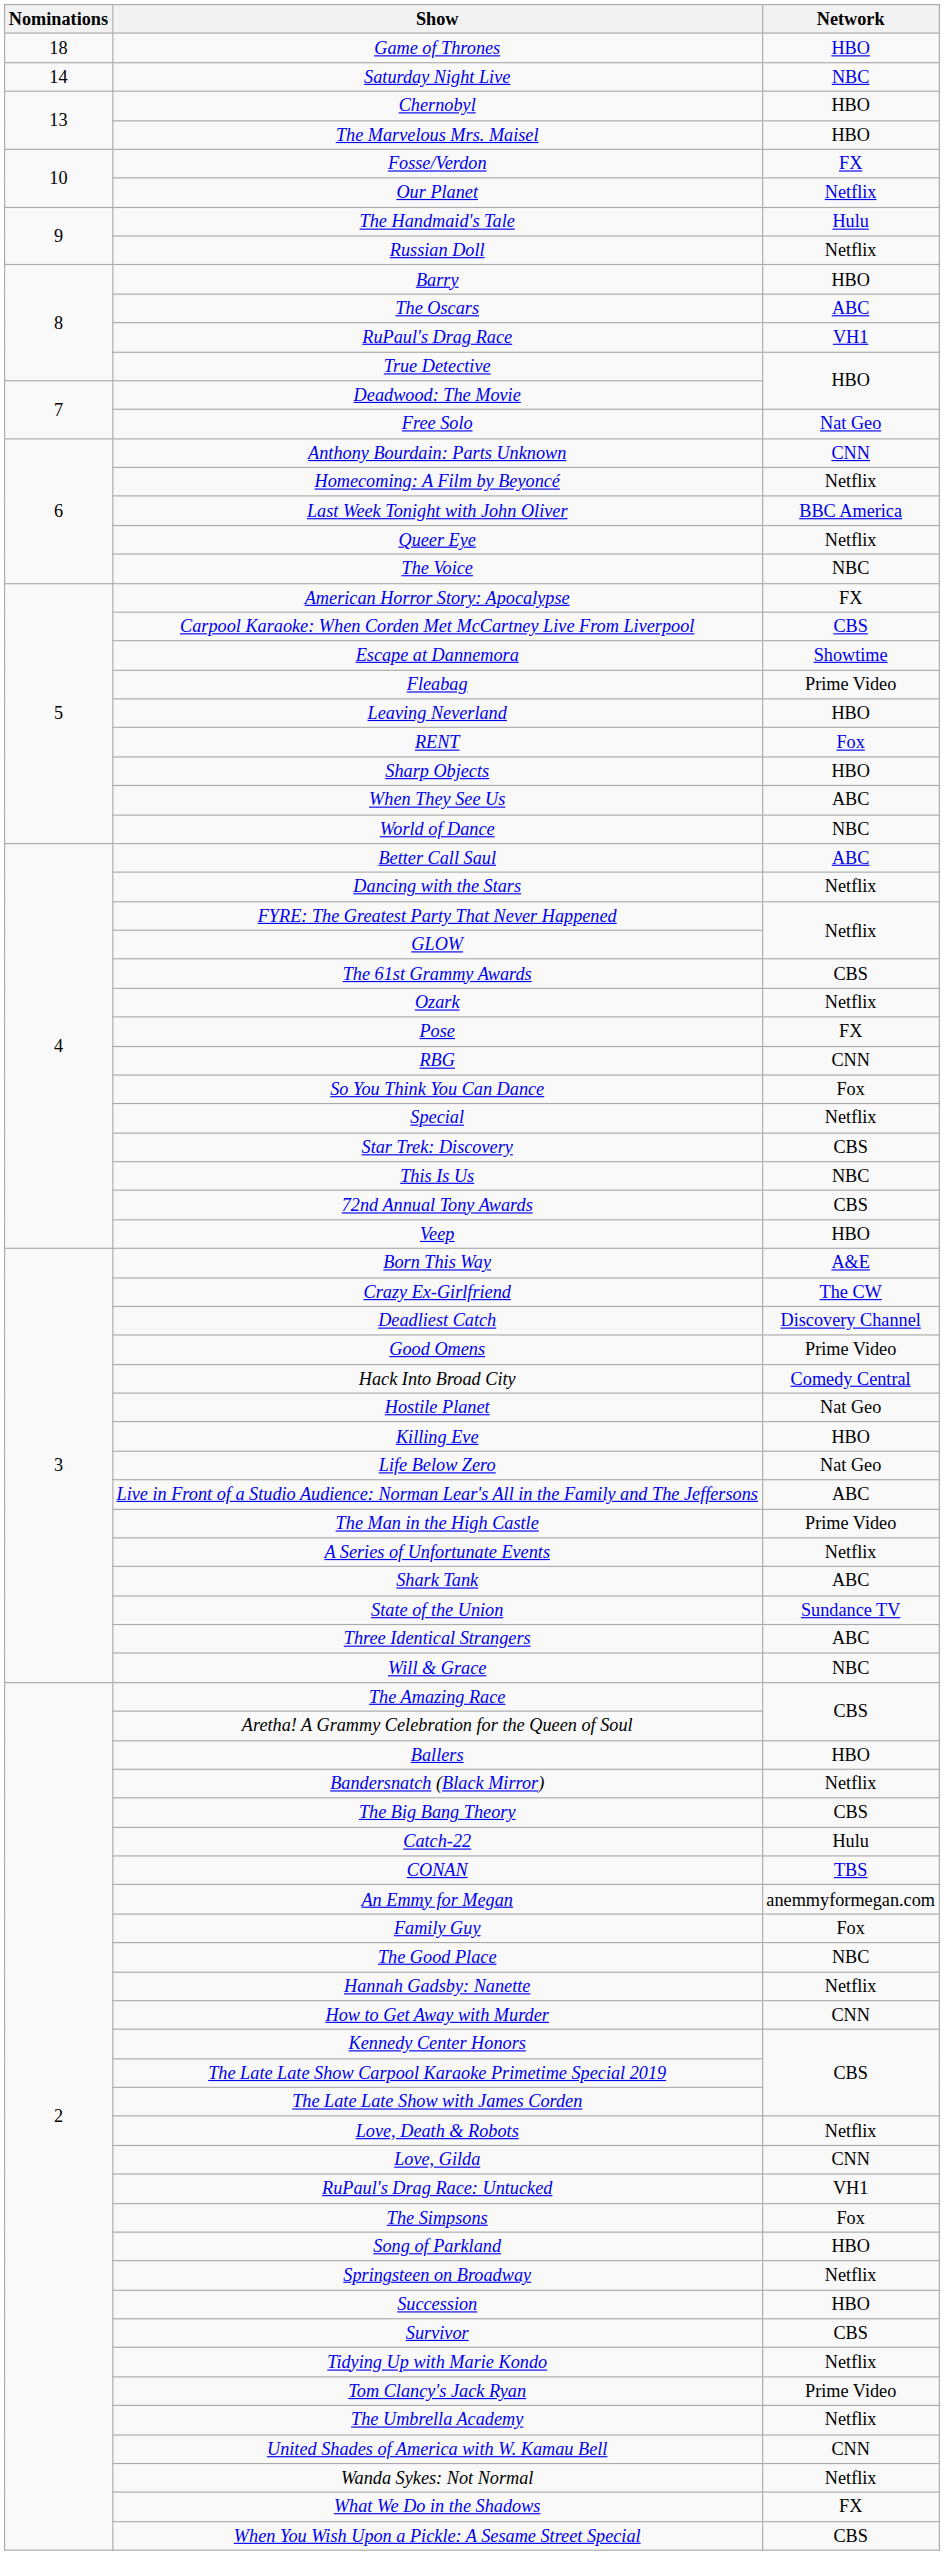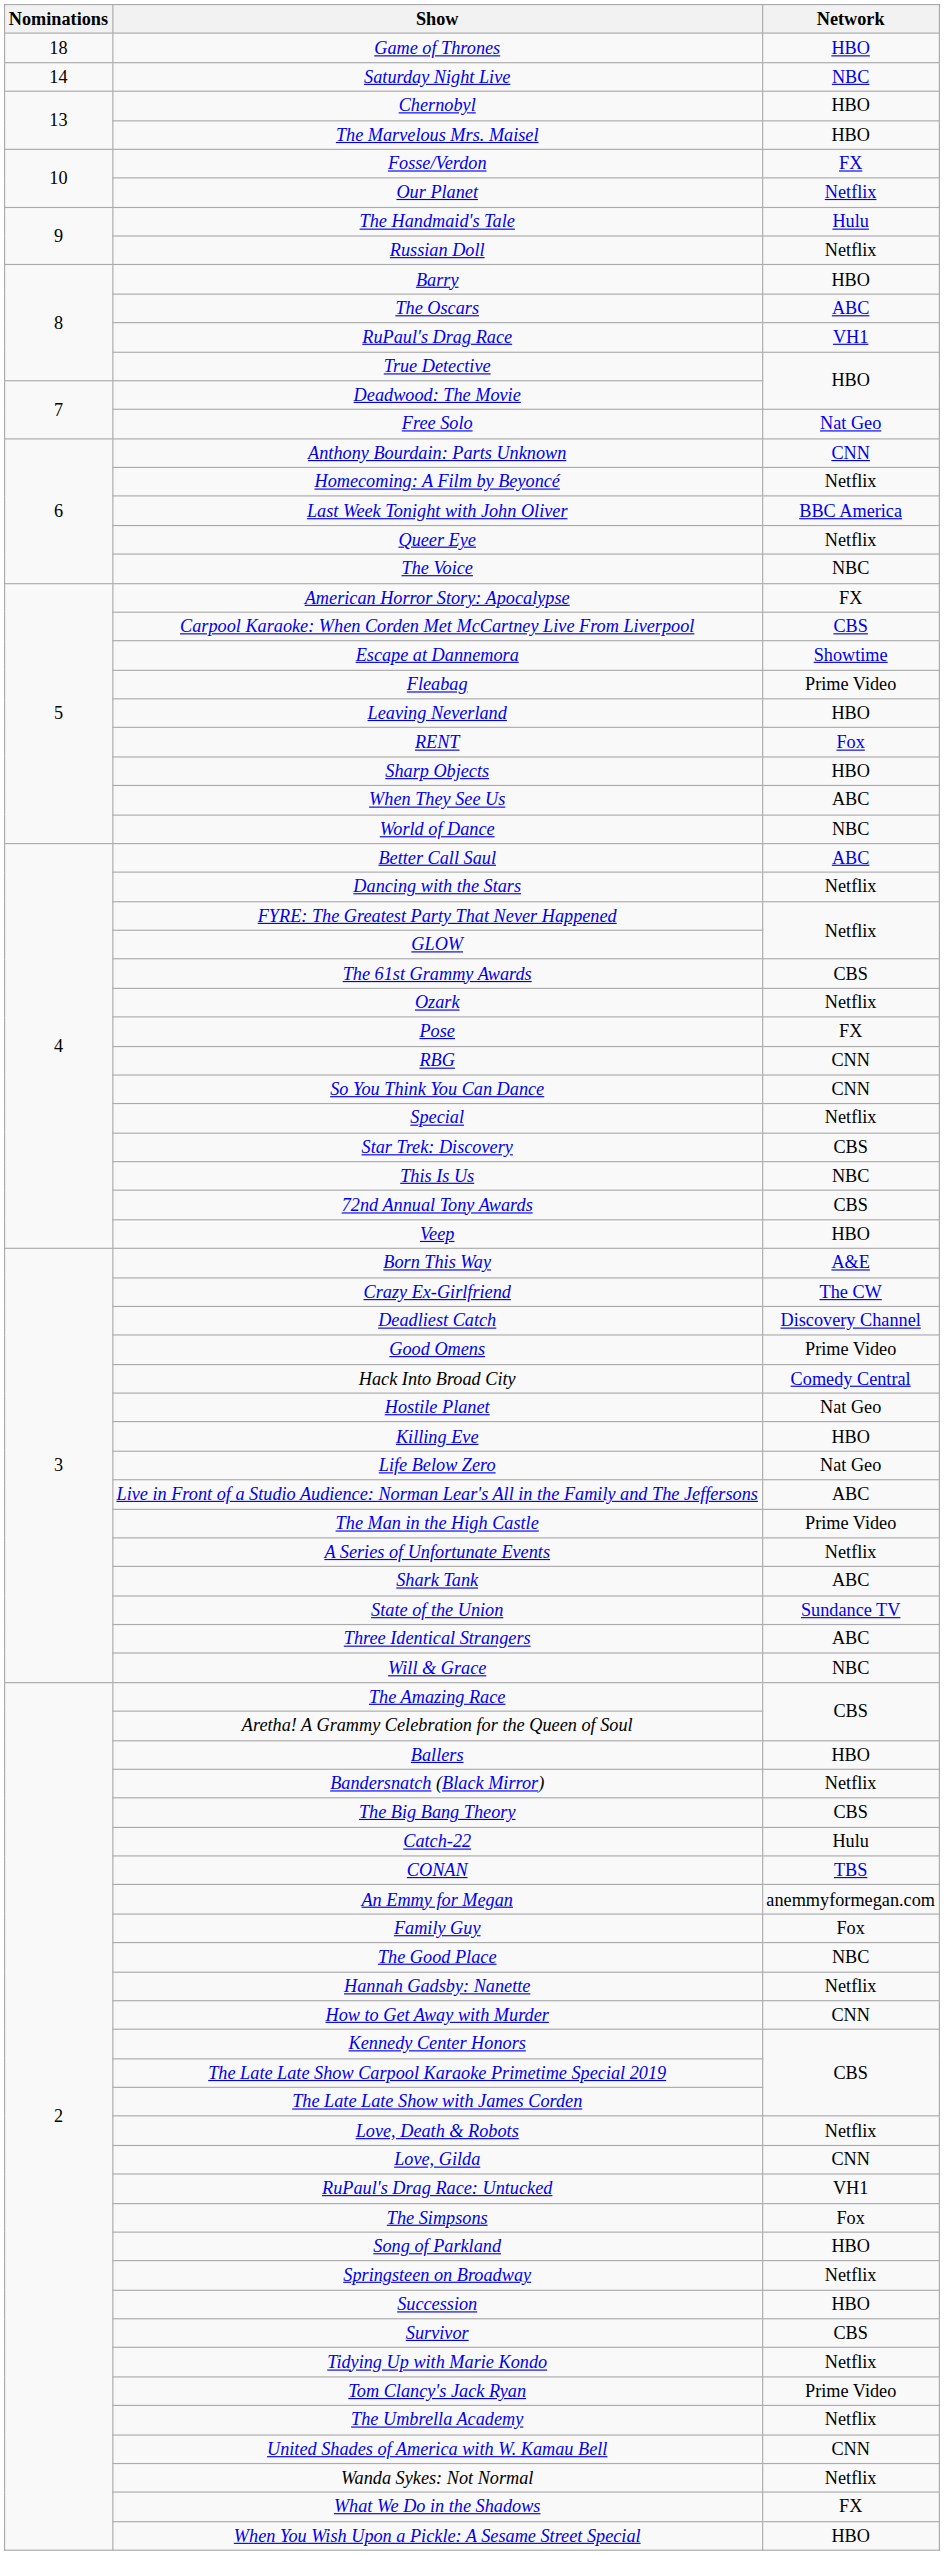(851, 1089) Fox -> (851, 1089) CNN
(851, 2535) CBS -> (851, 2535) HBO
